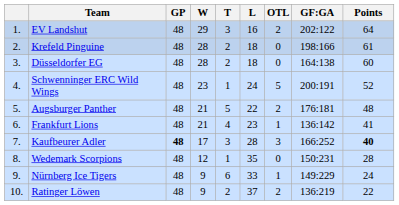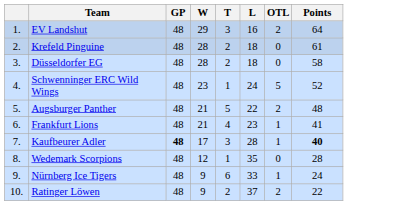- column: (317, 12)
(368, 63) 60 -> (317, 63) 58
(278, 141) 3 -> (278, 141) 1
